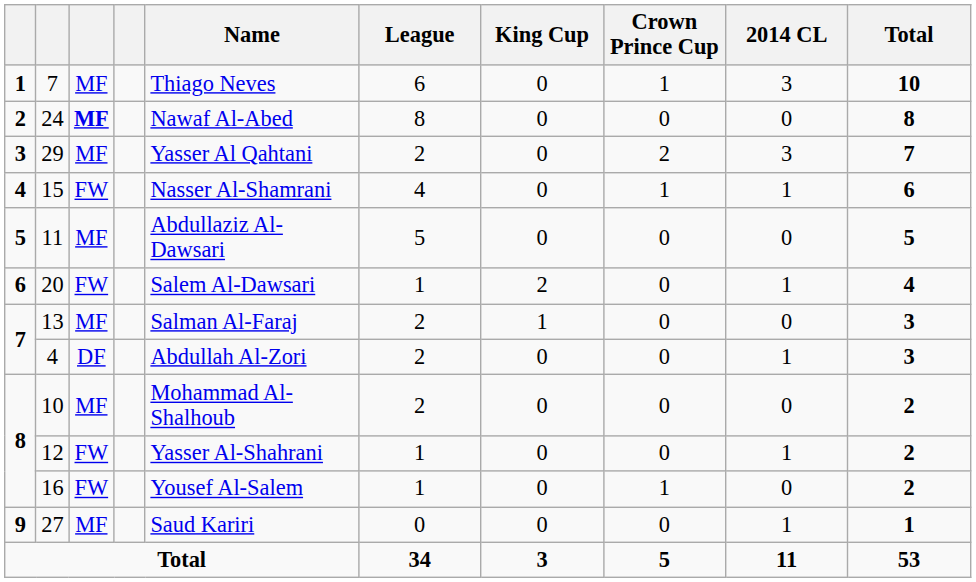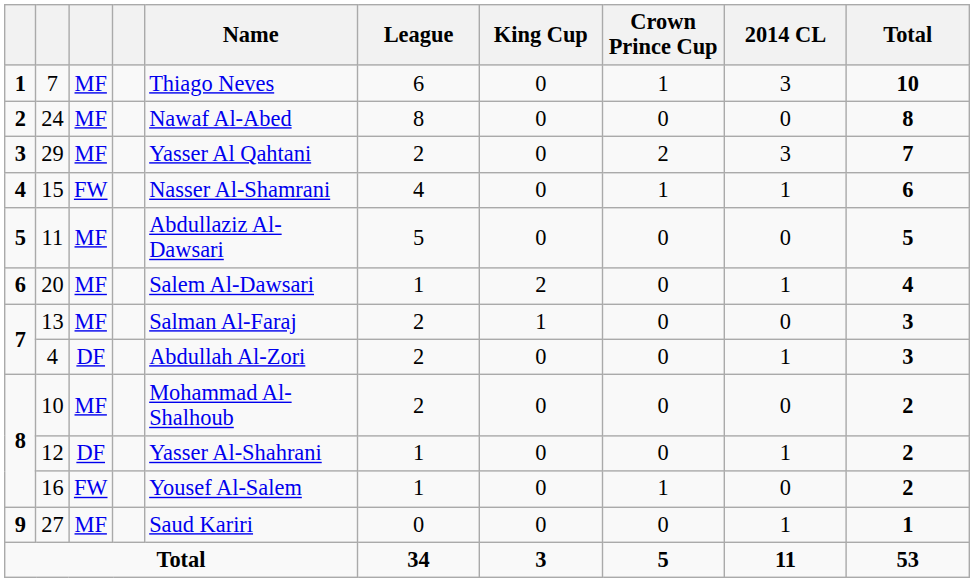(91, 118) bold -> (91, 118) normal
(91, 285) FW -> (91, 285) MF
(91, 453) FW -> (91, 453) DF
